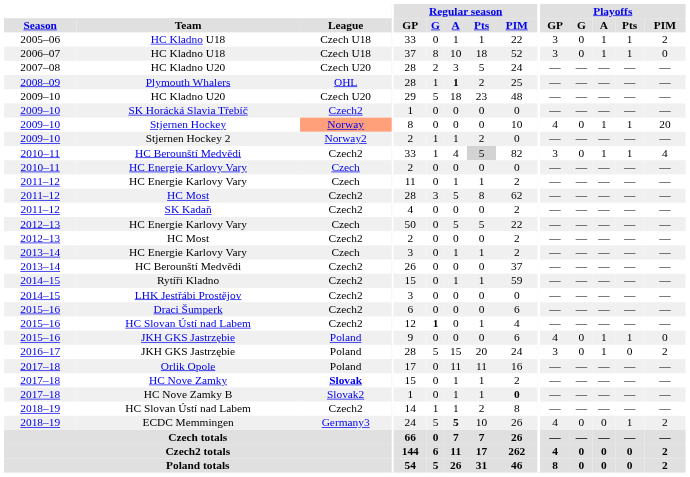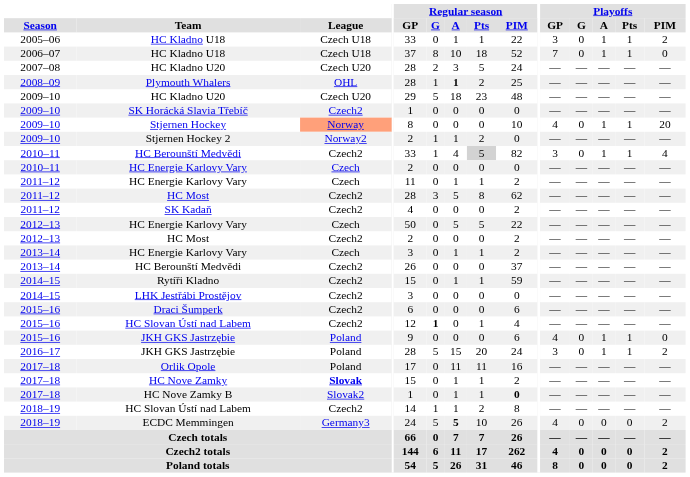(555, 53) 3 -> (555, 53) 7
(630, 352) 0 -> (630, 352) 1
(630, 423) 1 -> (630, 423) 0
